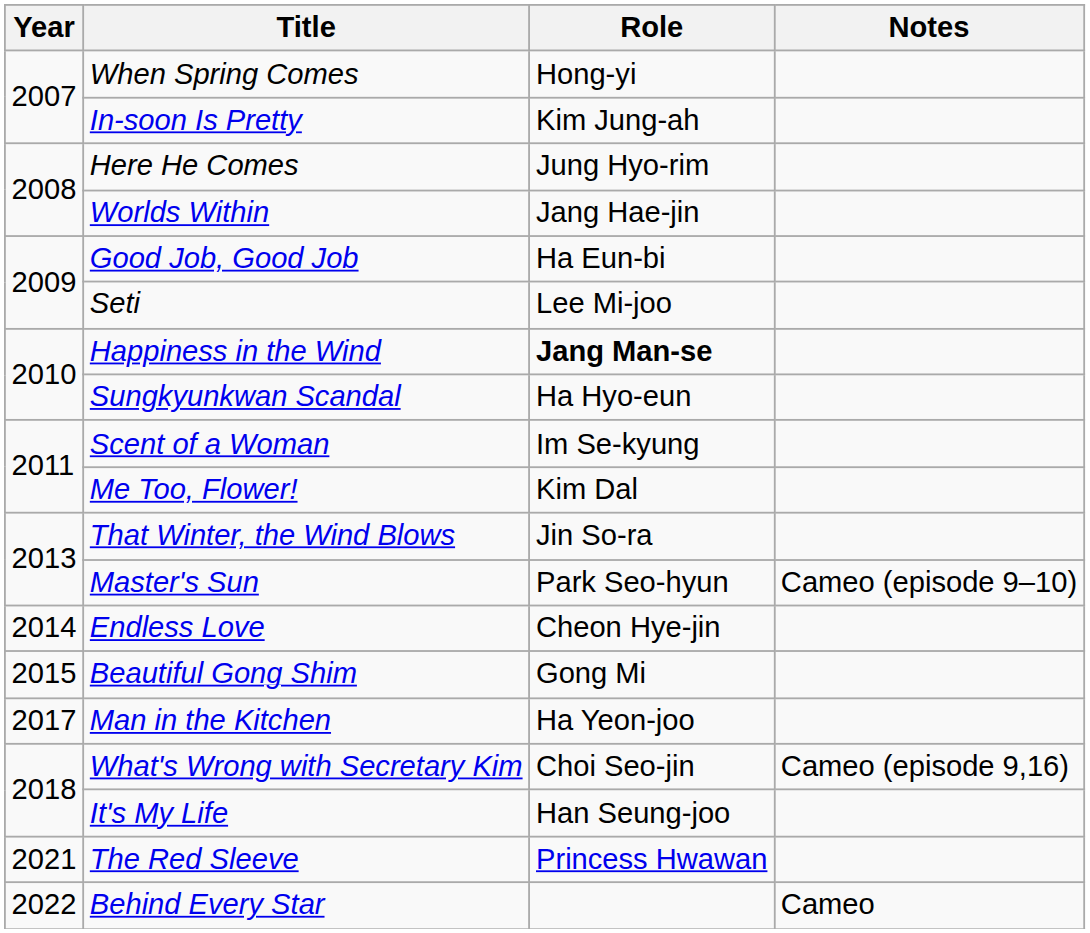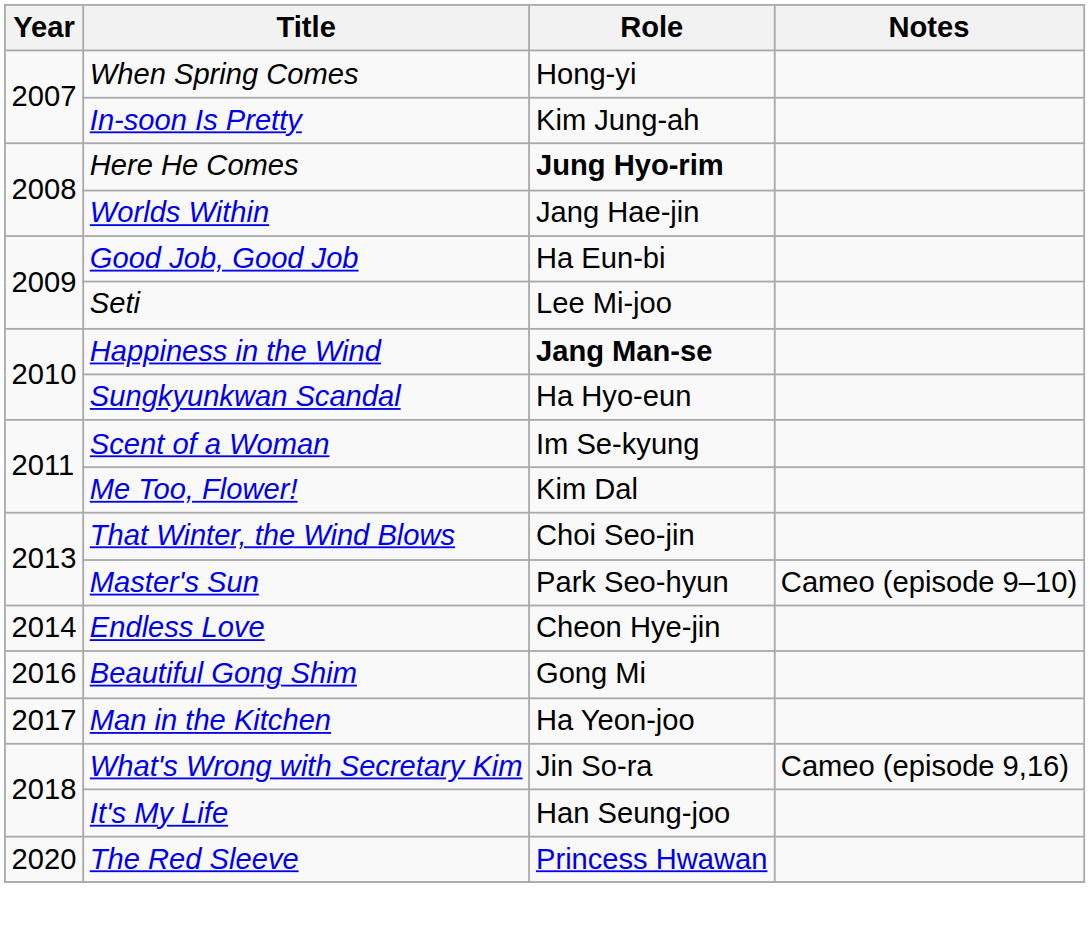(623, 166) normal -> (630, 166) bold
(594, 535) Jin So-ra -> (615, 535) Choi Seo-jin
(44, 674) 2015 -> (44, 674) 2016
(615, 766) Choi Seo-jin -> (594, 766) Jin So-ra
(44, 858) 2021 -> (44, 858) 2020
- row: (207, 905)
